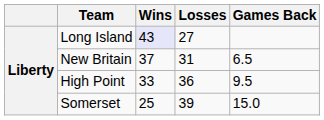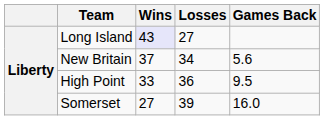(186, 59) 31 -> (186, 59) 34
(242, 59) 6.5 -> (242, 59) 5.6
(147, 103) 25 -> (147, 103) 27
(246, 103) 15.0 -> (246, 103) 16.0
